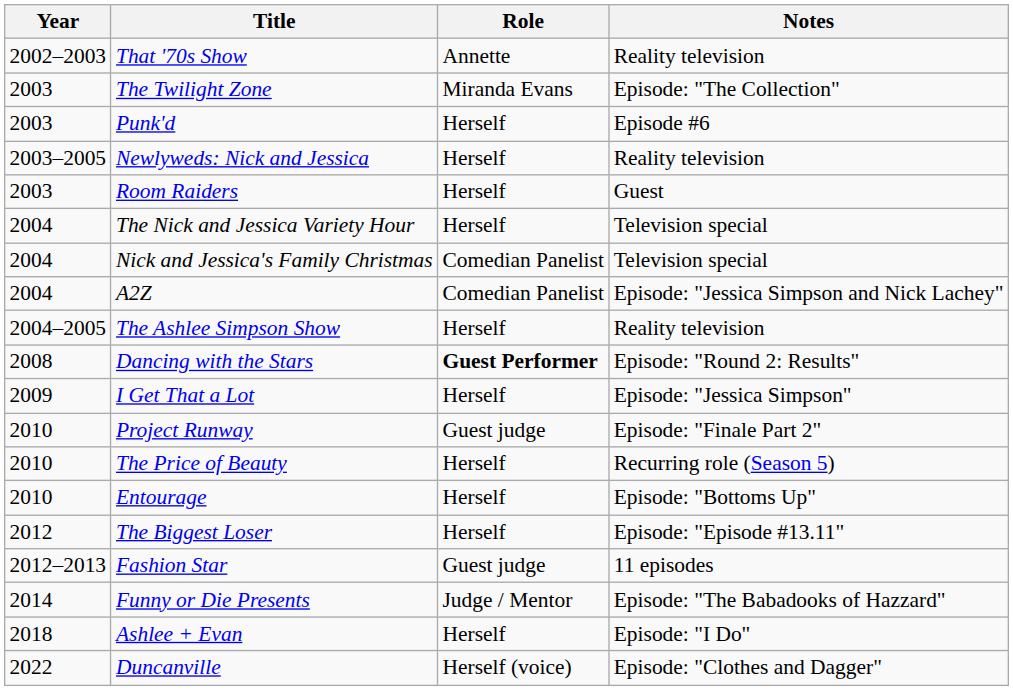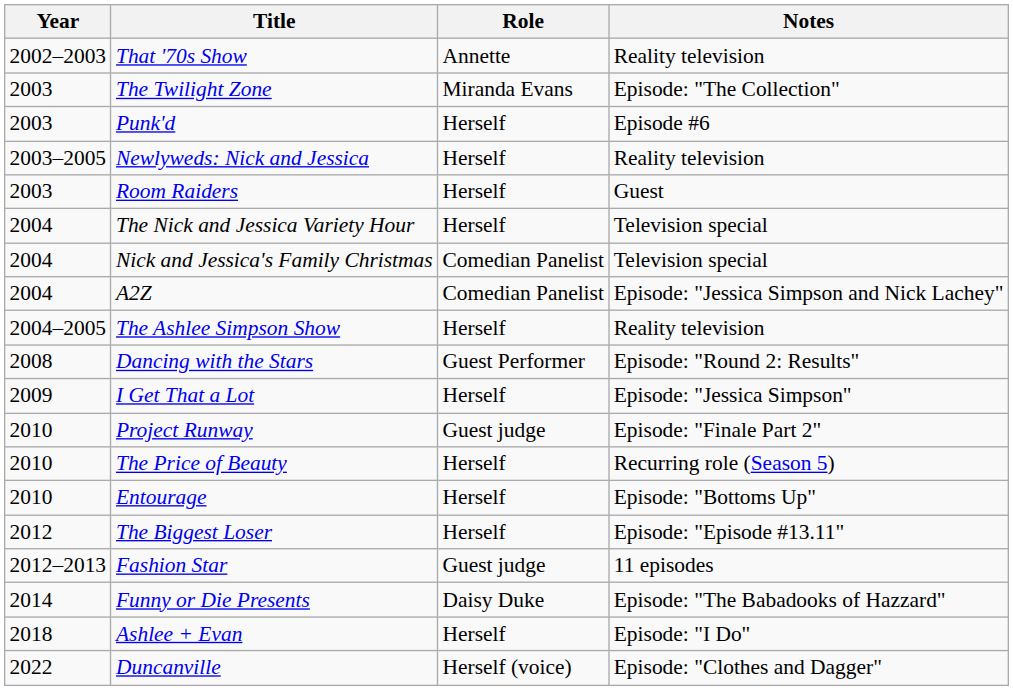(520, 361) bold -> (514, 361) normal
(507, 599) Judge / Mentor -> (493, 599) Daisy Duke
